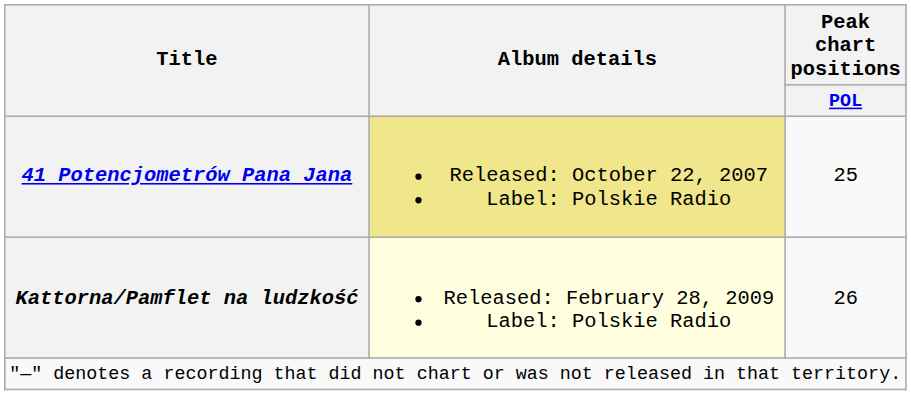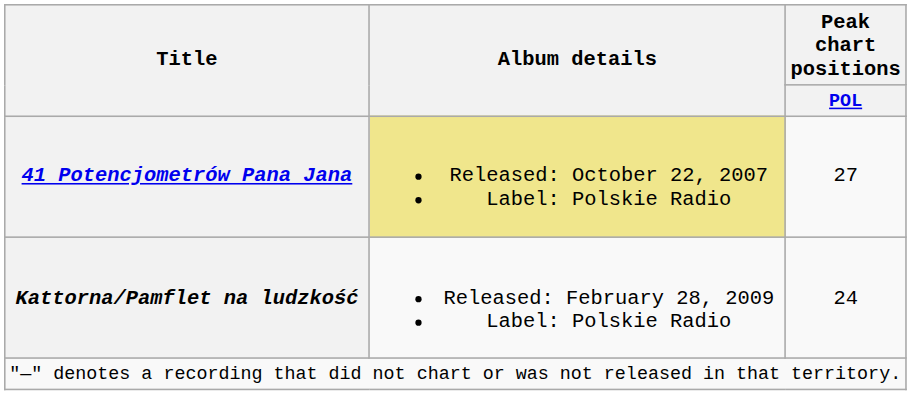(846, 177) 25 -> (846, 177) 27
(577, 310) lightyellow background -> (577, 310) no background
(846, 298) 26 -> (846, 298) 24
